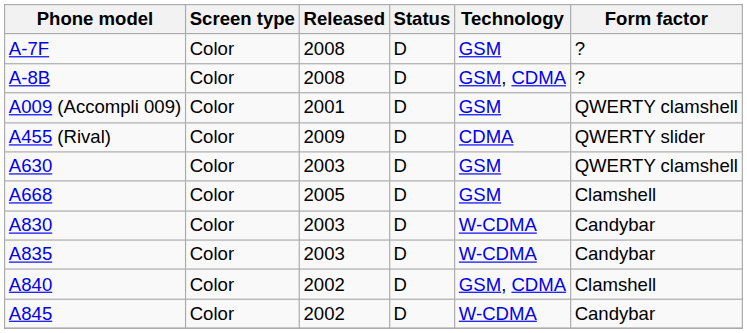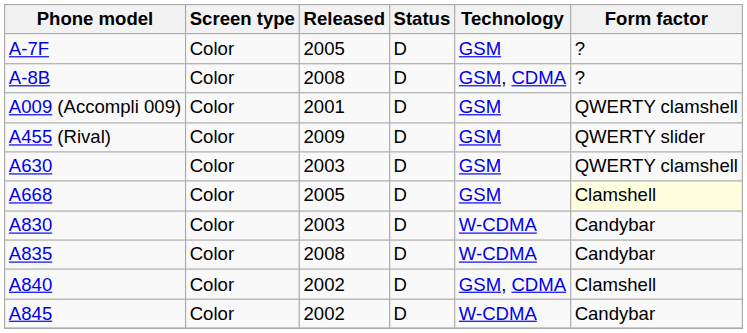(324, 48) 2008 -> (324, 48) 2005
(486, 136) CDMA -> (480, 136) GSM
(615, 195) no background -> (615, 195) lightyellow background
(324, 254) 2003 -> (324, 254) 2008
